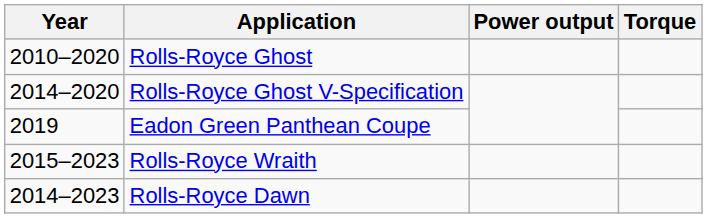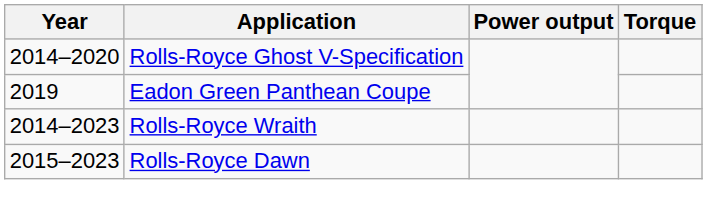- row: (221, 56)
(65, 160) 2015–2023 -> (65, 126) 2014–2023
(65, 195) 2014–2023 -> (65, 160) 2015–2023
